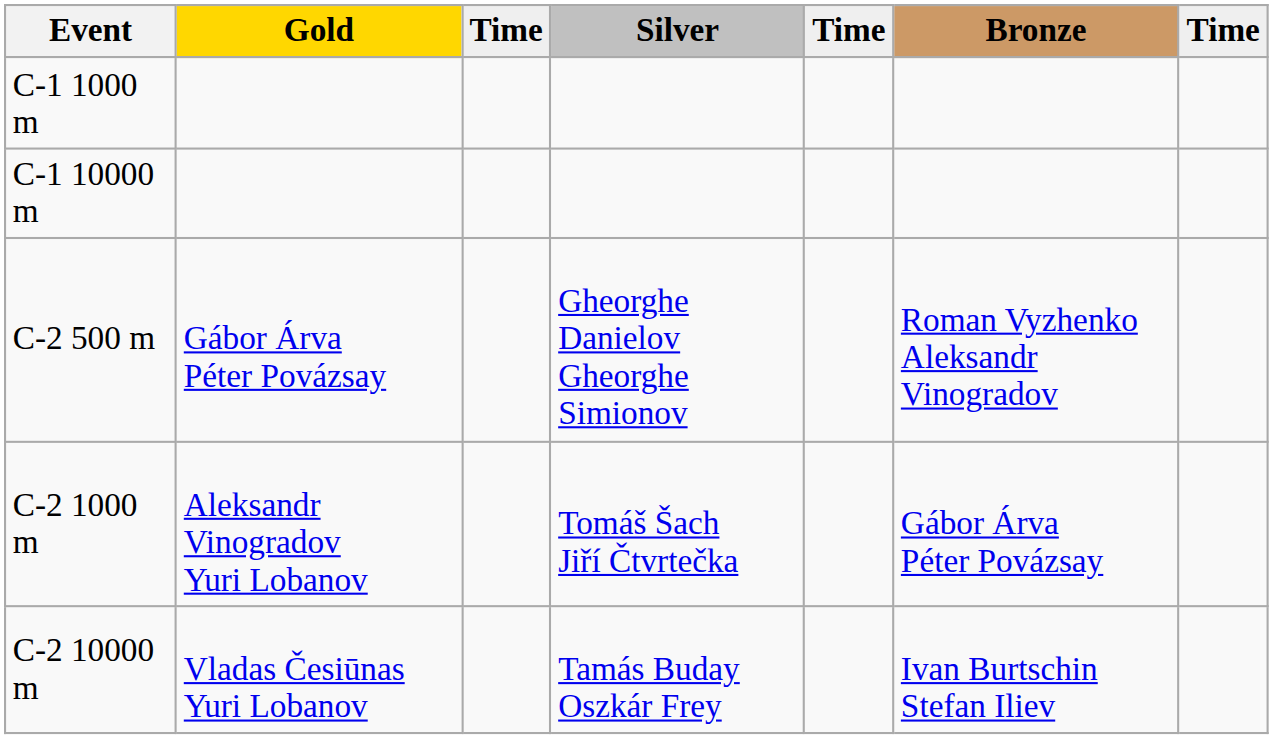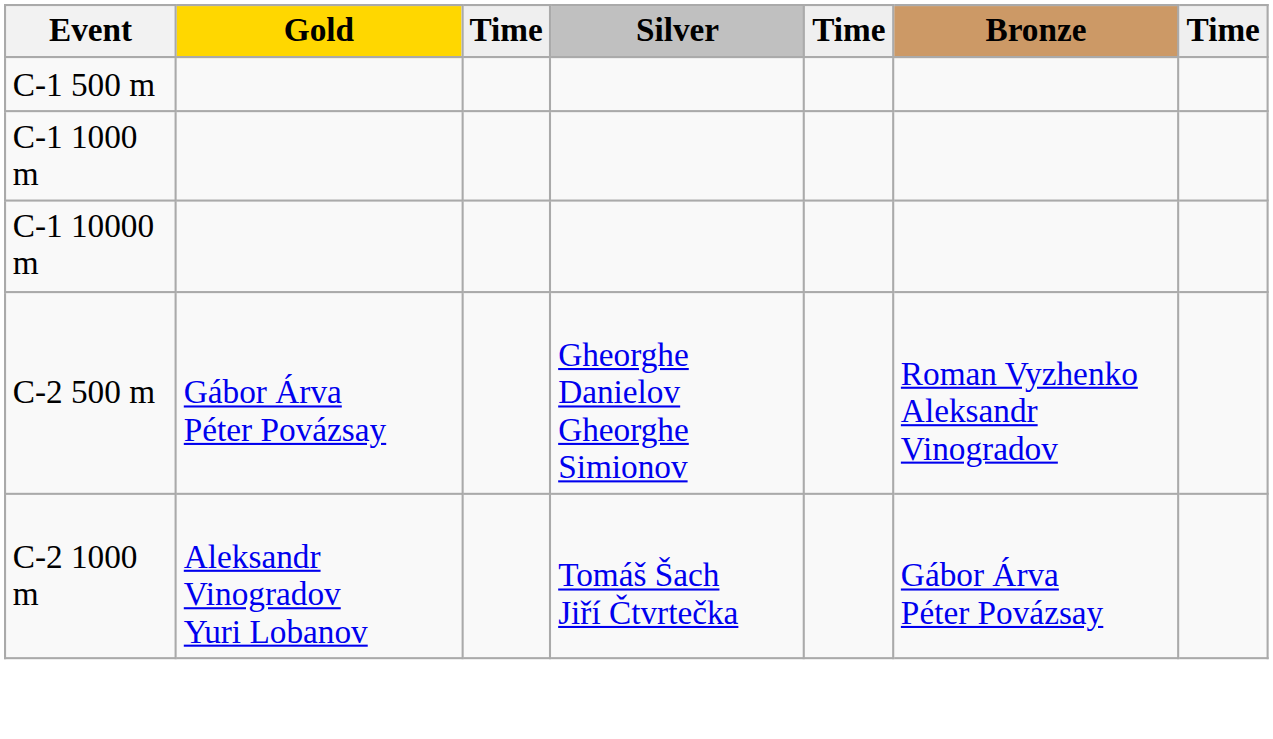+ row: (84, 83)
- row: (83, 669)
